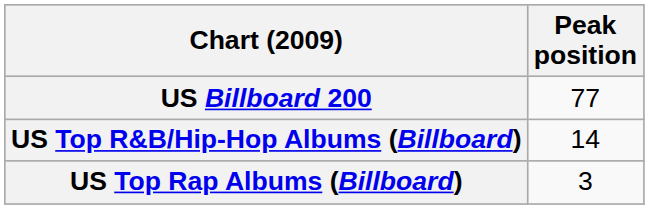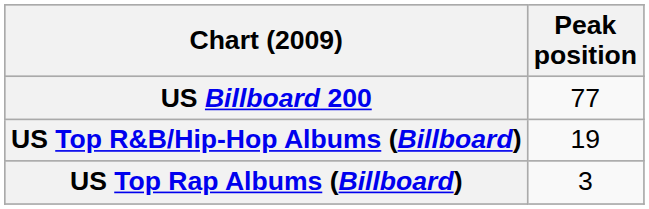(585, 139) 14 -> (585, 139) 19
